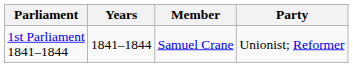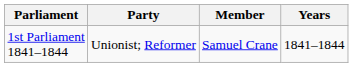columns swapped: (121, 15) <-> (292, 15)
